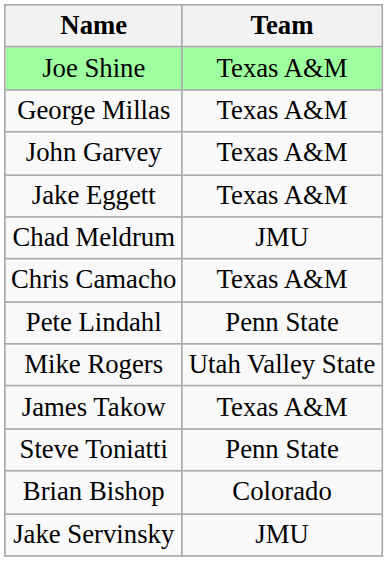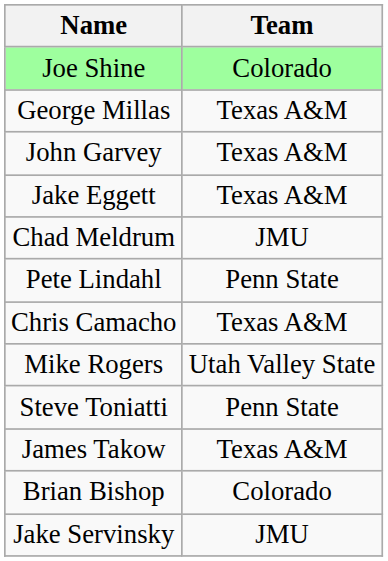(282, 68) Texas A&M -> (282, 68) Colorado
rows swapped: (94, 279) <-> (94, 322)
rows swapped: (94, 407) <-> (94, 449)
